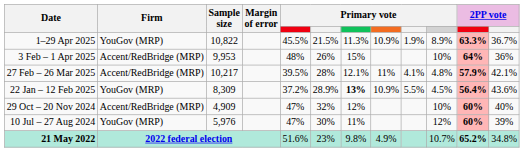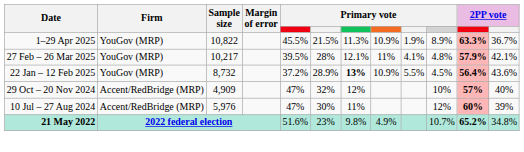- row: (57, 57)
(152, 73) Accent/RedBridge (MRP) -> (132, 57) YouGov (MRP)
(224, 90) 8,309 -> (224, 73) 8,732
(473, 106) 60% -> (473, 90) 57%
(132, 123) YouGov (MRP) -> (152, 106) Accent/RedBridge (MRP)
